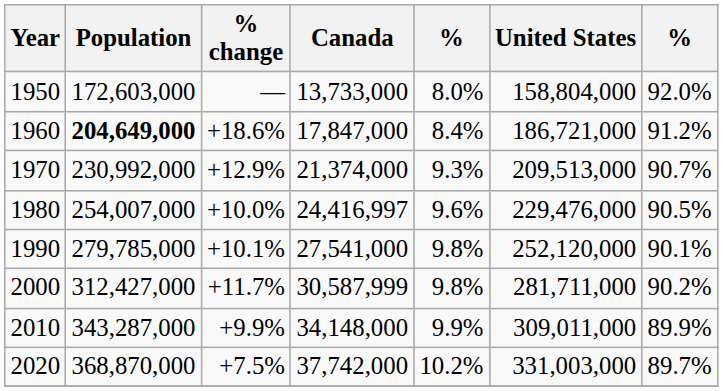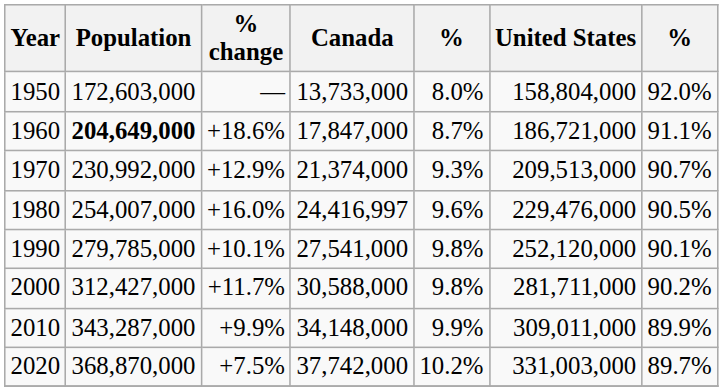(458, 130) 8.4% -> (458, 130) 8.7%
(680, 130) 91.2% -> (680, 130) 91.1%
(246, 209) +10.0% -> (246, 209) +16.0%
(352, 288) 30,587,999 -> (352, 288) 30,588,000
